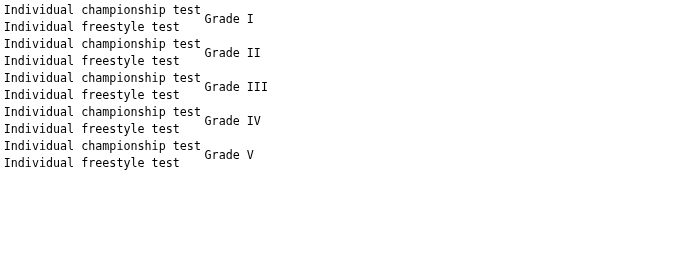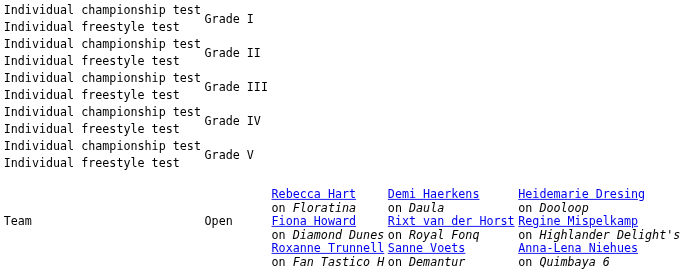+ row: (18, 221)
